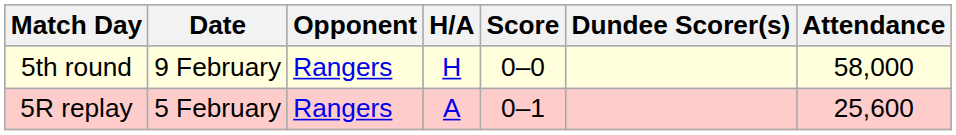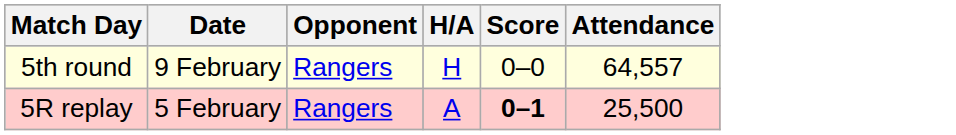- column: (681, 25)
(874, 66) 58,000 -> (643, 66) 64,557
(523, 108) normal -> (523, 108) bold
(874, 108) 25,600 -> (643, 108) 25,500
